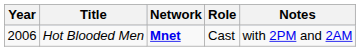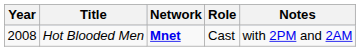(22, 35) 2006 -> (22, 35) 2008
